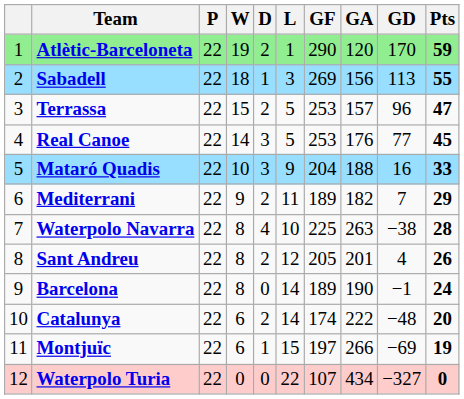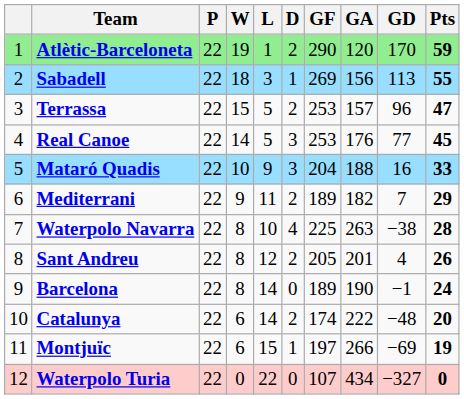columns swapped: (265, 19) <-> (290, 19)
